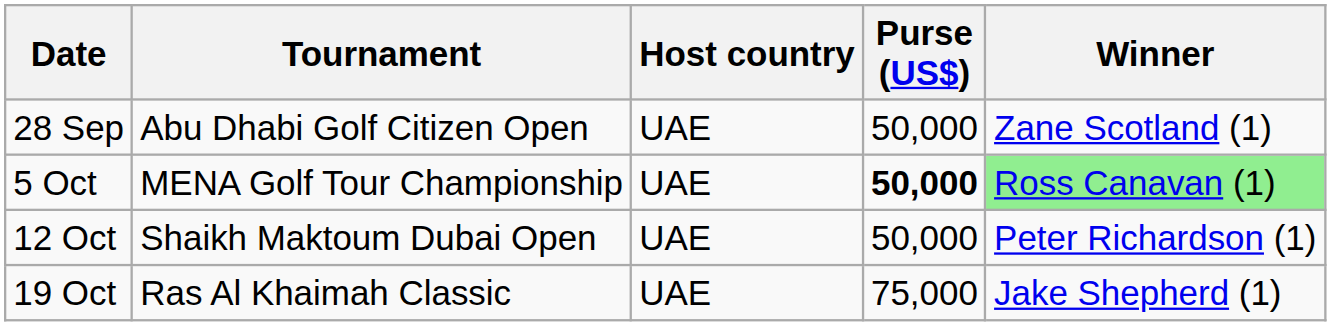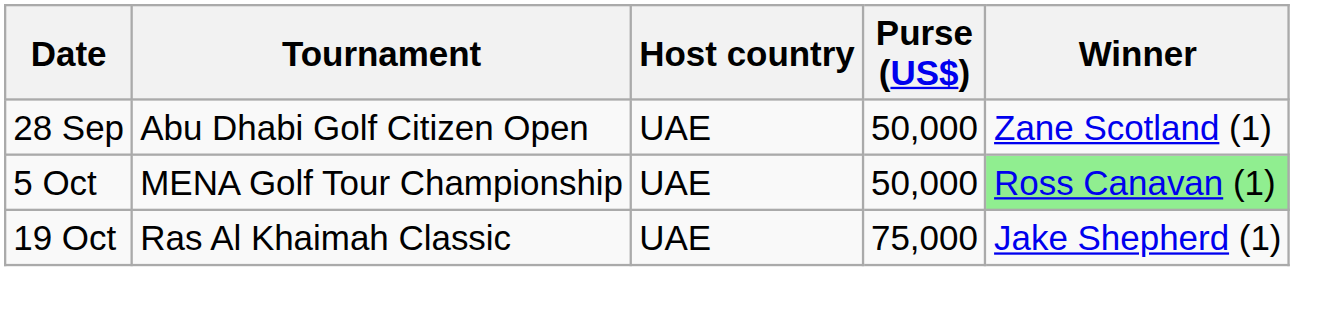(924, 183) bold -> (924, 183) normal
- row: (65, 238)
